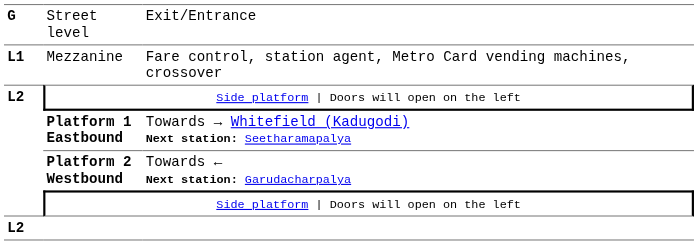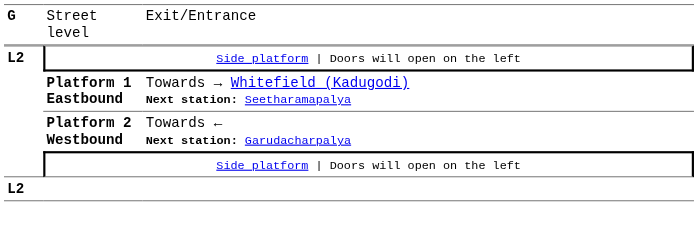- row: (85, 57)
